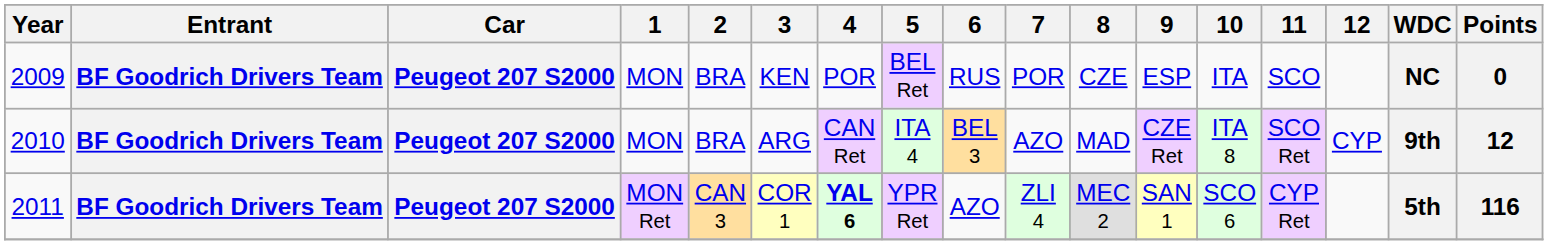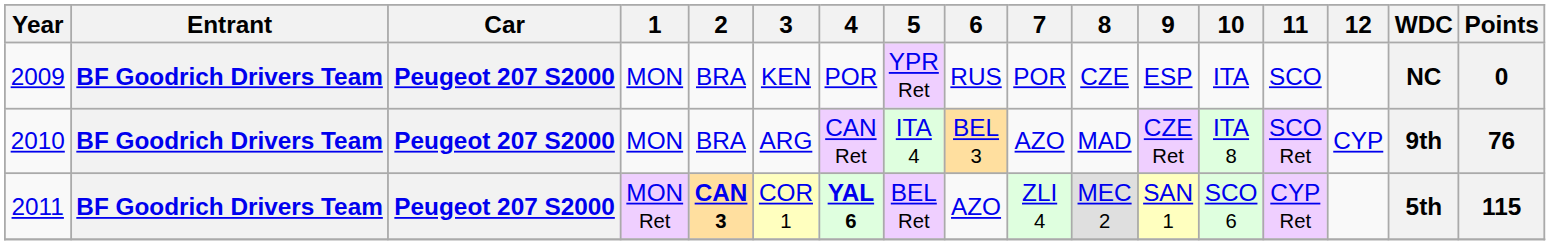(912, 75) BEL Ret -> (914, 75) YPR Ret
(1500, 141) 12 -> (1502, 141) 76
(720, 205) normal -> (721, 206) bold
(912, 205) YPR Ret -> (914, 205) BEL Ret
(1500, 206) 116 -> (1502, 206) 115
